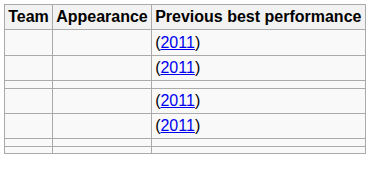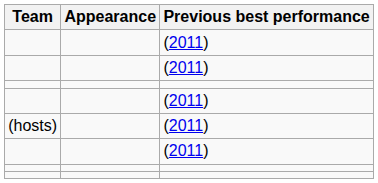+ row: (33, 126)
